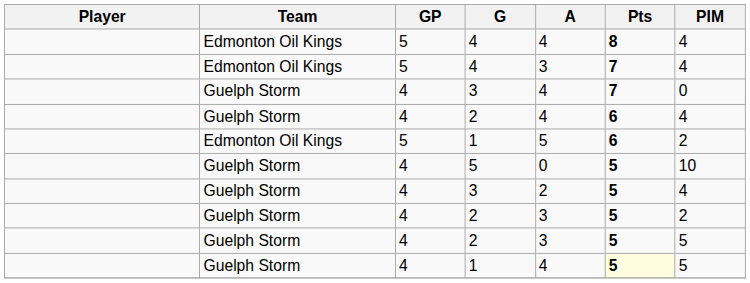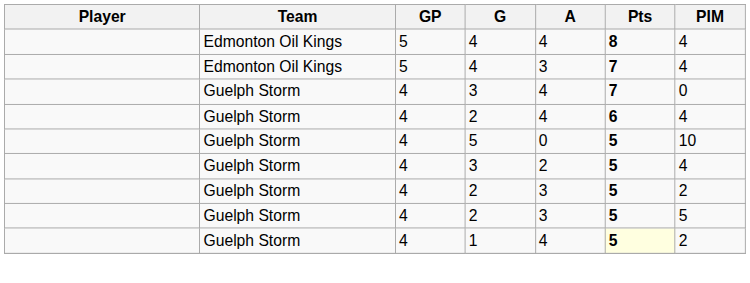- row: (273, 141)
(683, 265) 5 -> (683, 240) 2
